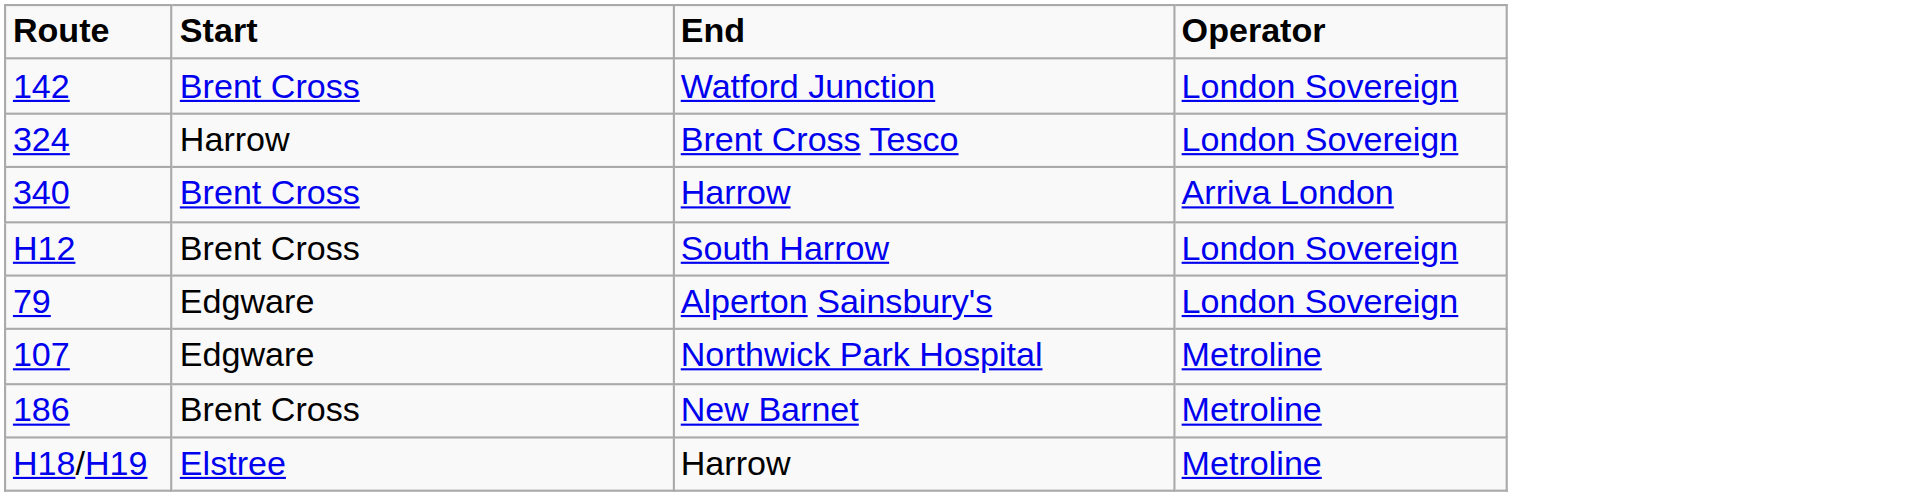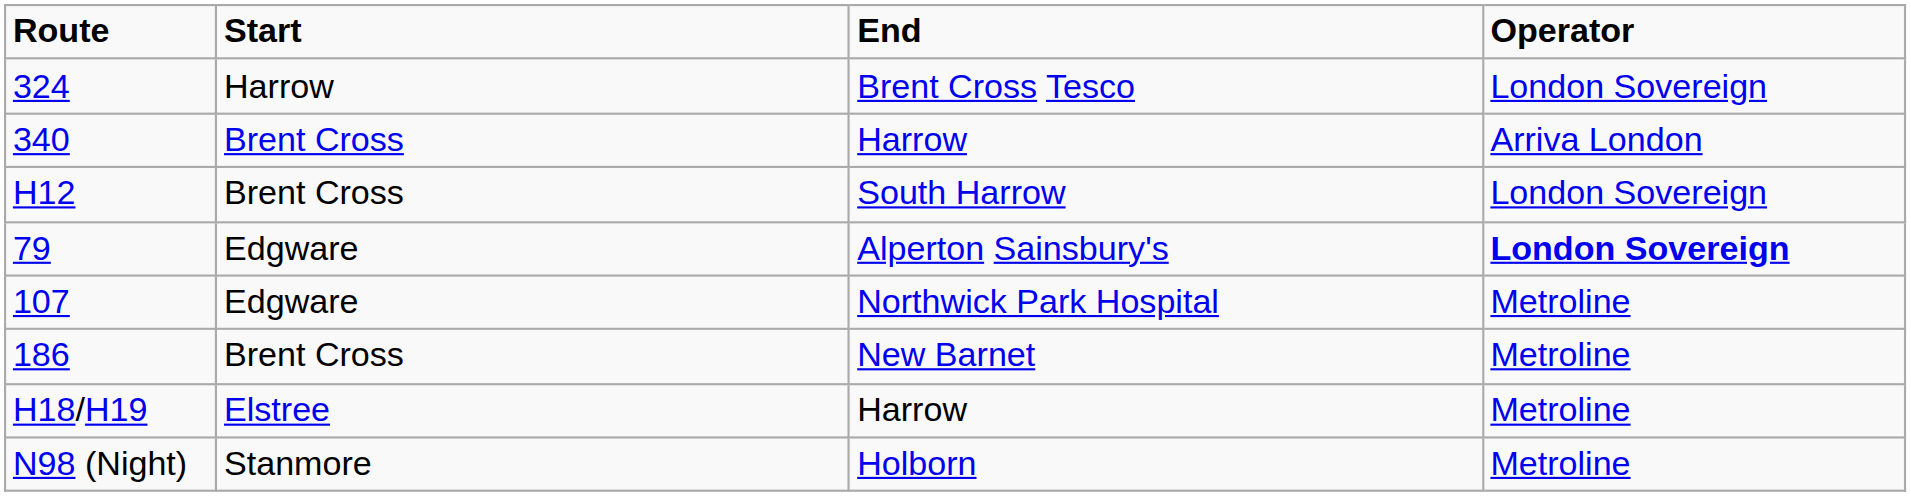- row: (41, 85)
(1320, 301) normal -> (1640, 247) bold
+ row: (100, 463)
